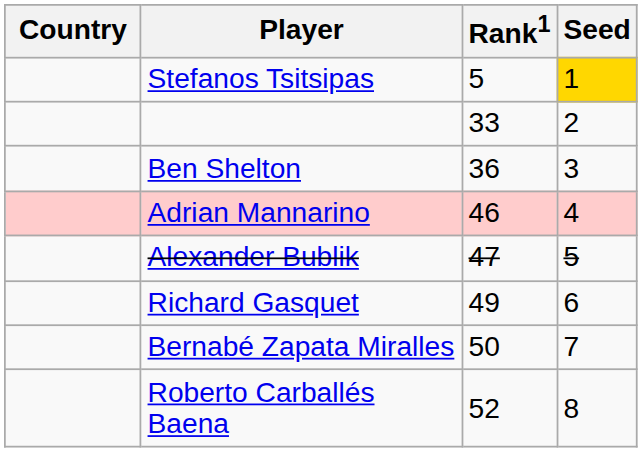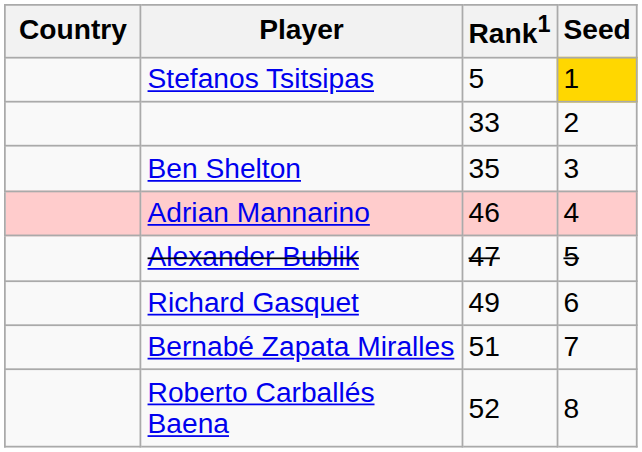(484, 168) 36 -> (484, 168) 35
(484, 347) 50 -> (484, 347) 51
